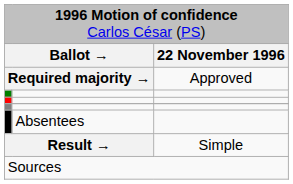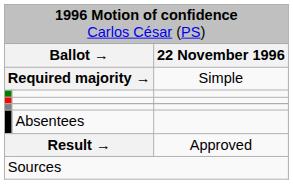(221, 78) Approved -> (221, 78) Simple
(221, 144) Simple -> (221, 144) Approved
